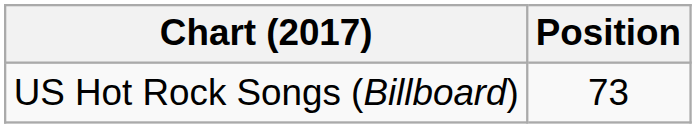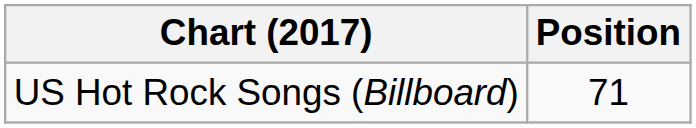(608, 92) 73 -> (608, 92) 71
